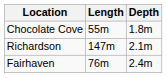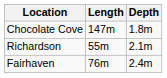(98, 30) 55m -> (101, 30) 147m
(101, 47) 147m -> (98, 47) 55m
